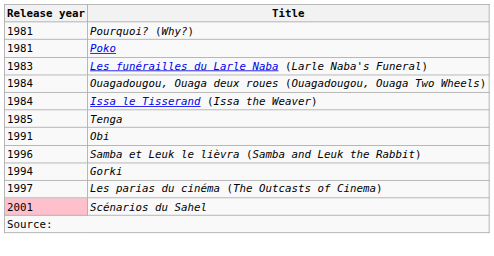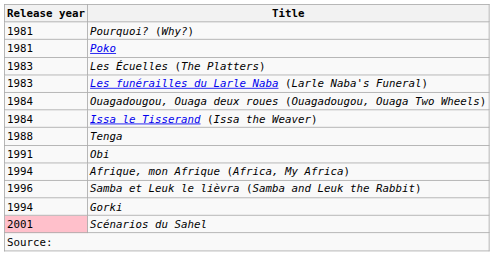+ row: (178, 66)
(20, 119) 1985 -> (20, 136) 1988
+ row: (220, 171)
- row: (236, 189)
